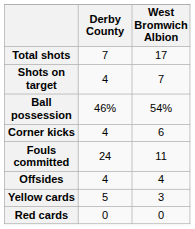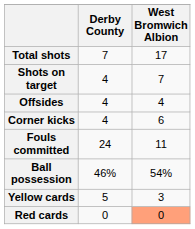rows swapped: (41, 109) <-> (41, 180)
(161, 215) no background -> (161, 215) lightsalmon background
